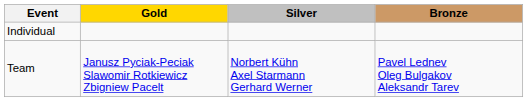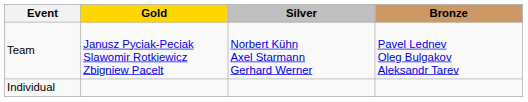rows swapped: (31, 31) <-> (21, 68)
